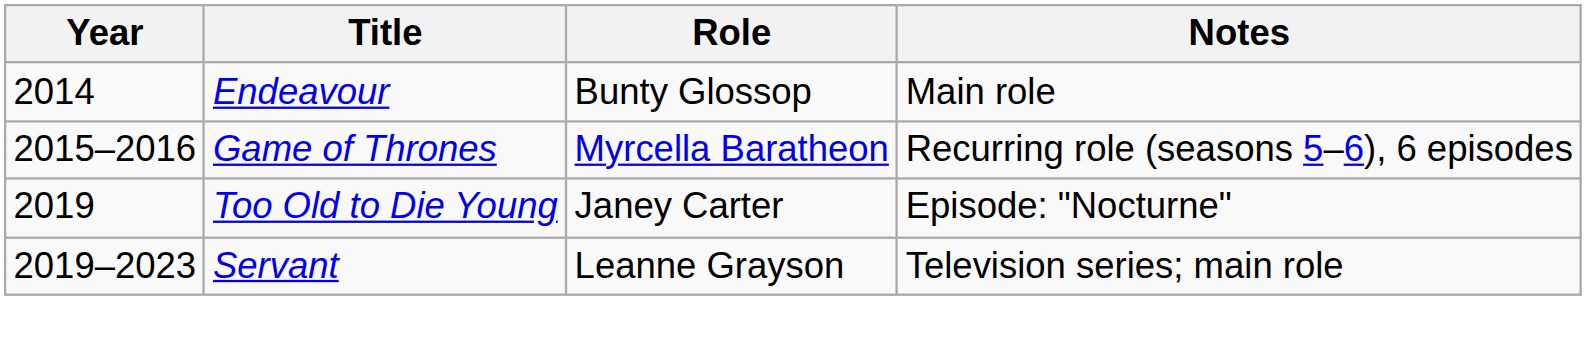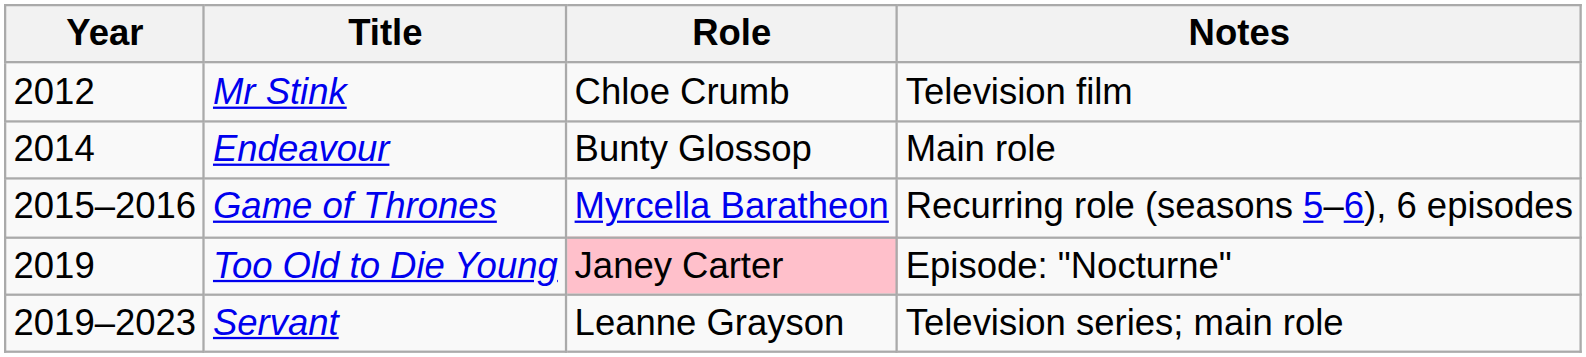+ row: (280, 91)
(679, 206) no background -> (679, 264) pink background
